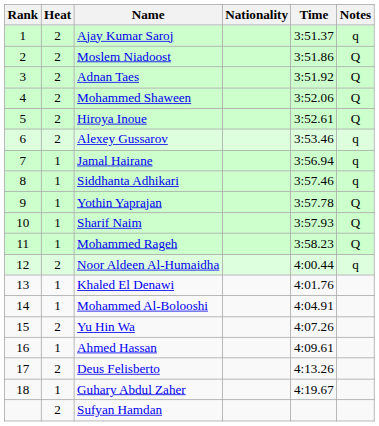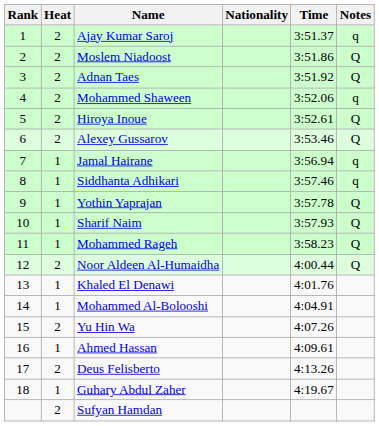(355, 98) Q -> (355, 98) q
(355, 139) q -> (355, 139) Q
(355, 264) q -> (355, 264) Q
